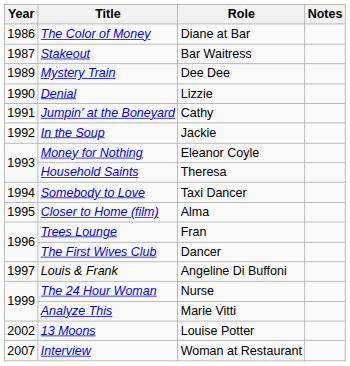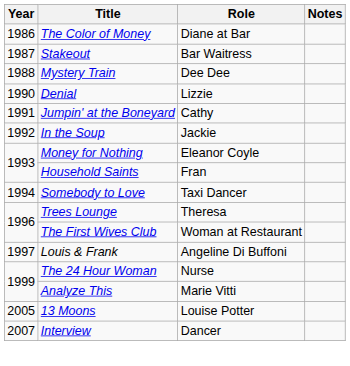(21, 73) 1989 -> (21, 73) 1988
(204, 172) Theresa -> (194, 172) Fran
- row: (100, 212)
(194, 232) Fran -> (204, 212) Theresa
(201, 251) Dancer -> (241, 232) Woman at Restaurant
(21, 331) 2002 -> (21, 311) 2005
(241, 350) Woman at Restaurant -> (201, 331) Dancer
